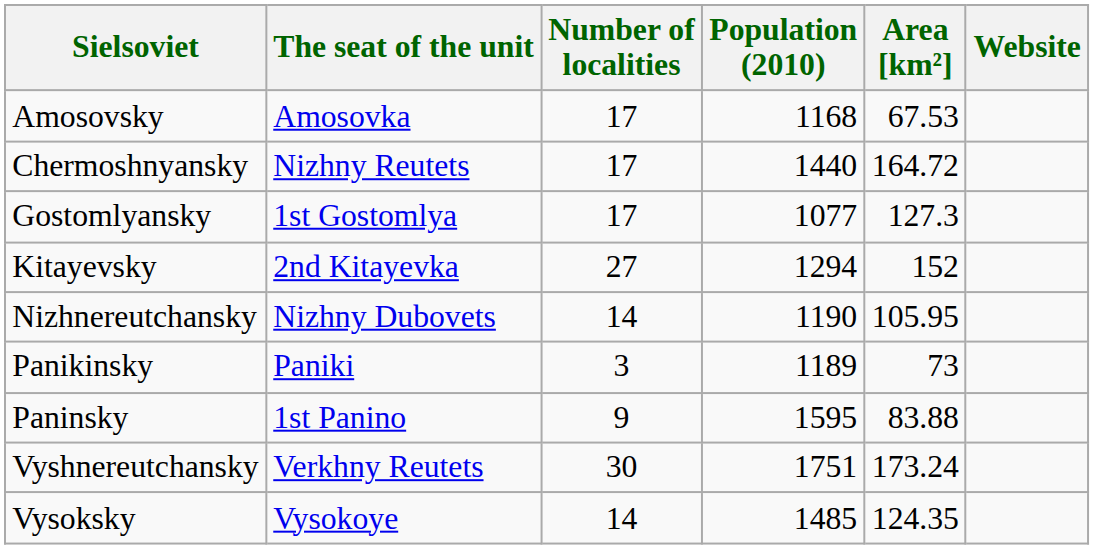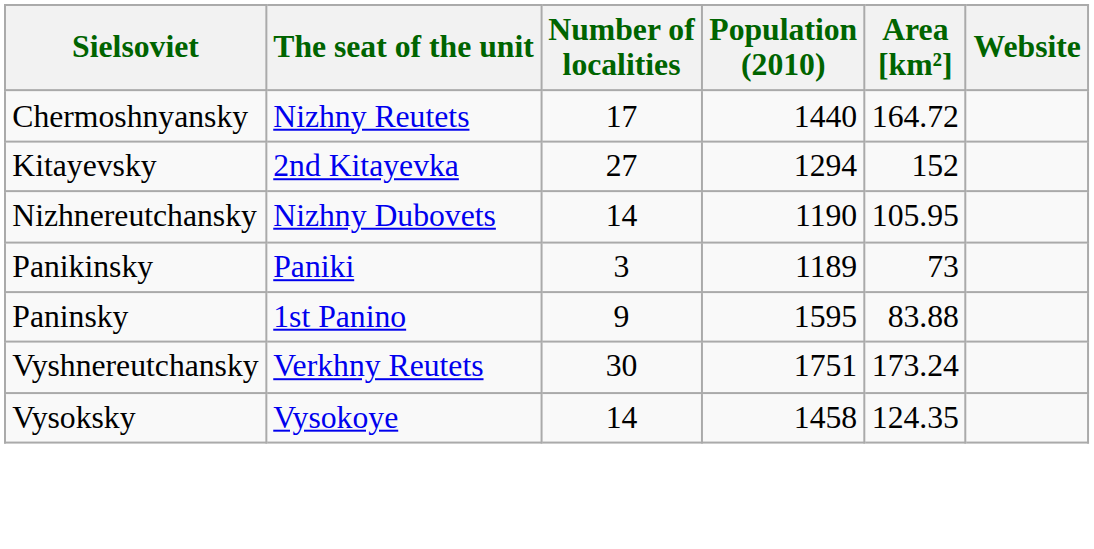- row: (88, 115)
- row: (112, 215)
(826, 517) 1485 -> (826, 416) 1458
